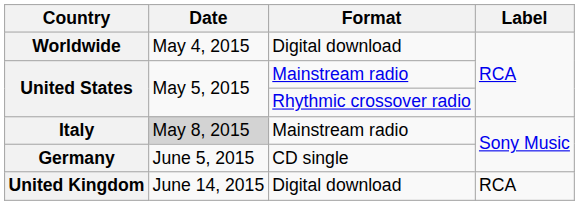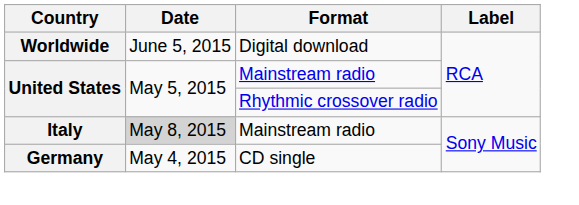(201, 46) May 4, 2015 -> (180, 46) June 5, 2015
(204, 158) June 5, 2015 -> (178, 158) May 4, 2015
- row: (77, 185)
